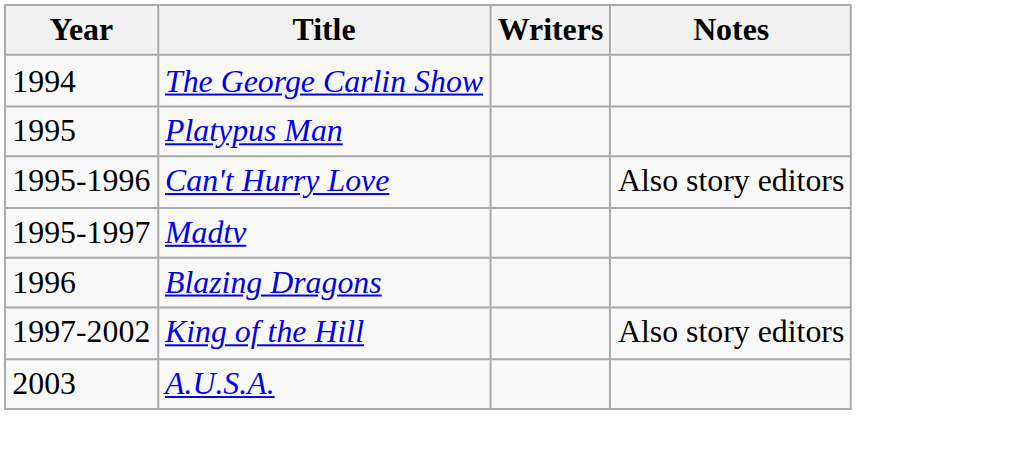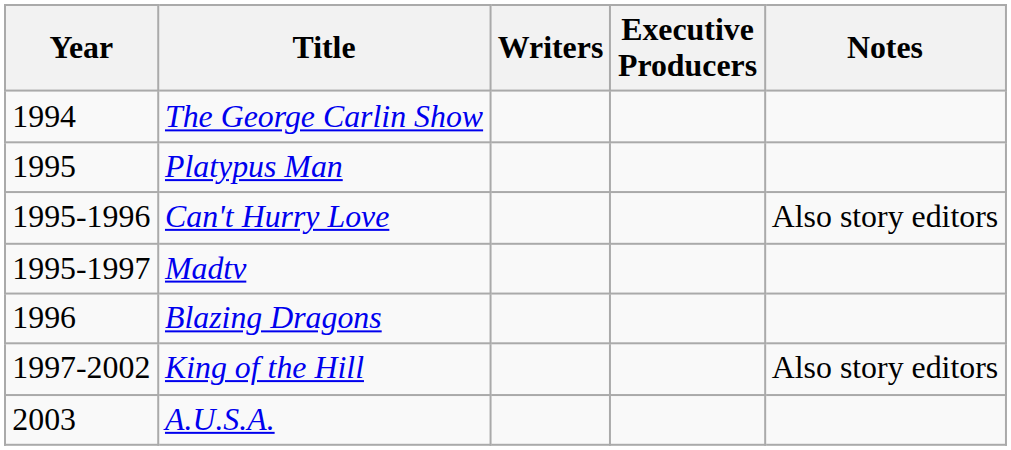+ column: (688, 47)
